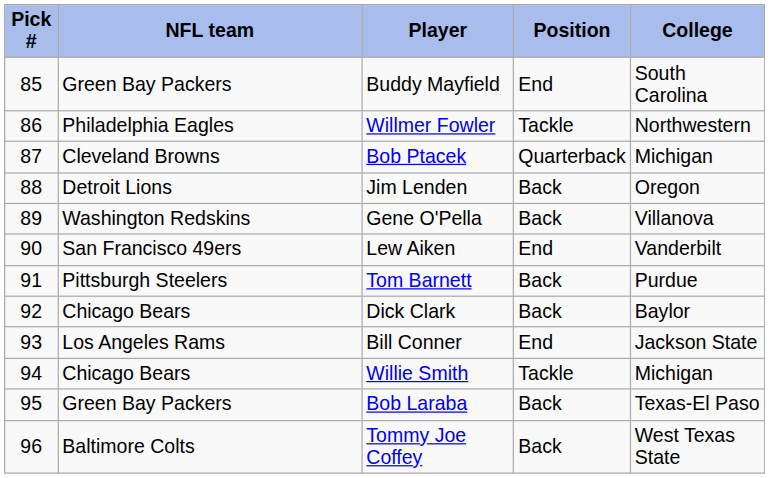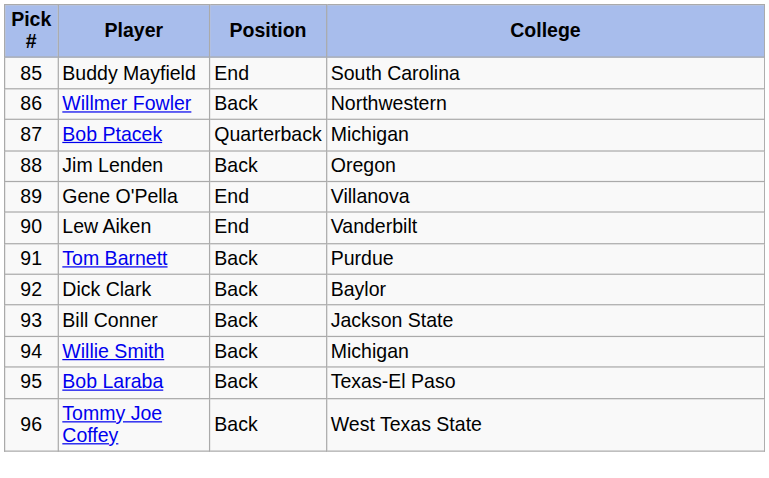- column: (210, 30)
(546, 125) Tackle -> (236, 103) Back
(540, 218) Back -> (232, 196) End
(536, 342) End -> (236, 320) Back
(546, 373) Tackle -> (236, 351) Back
